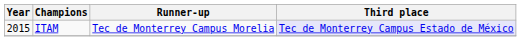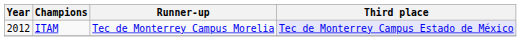(18, 28) 2015 -> (18, 28) 2012
